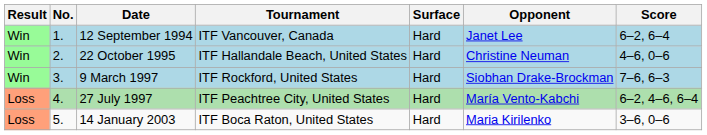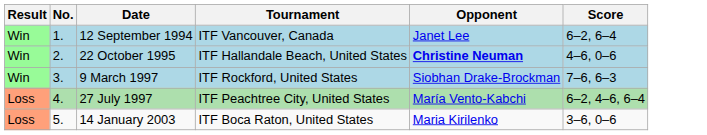- column: (436, 14)
(518, 56) normal -> (468, 56) bold
